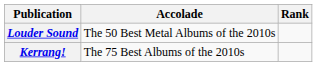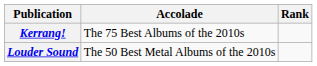rows swapped: (43, 52) <-> (43, 33)
